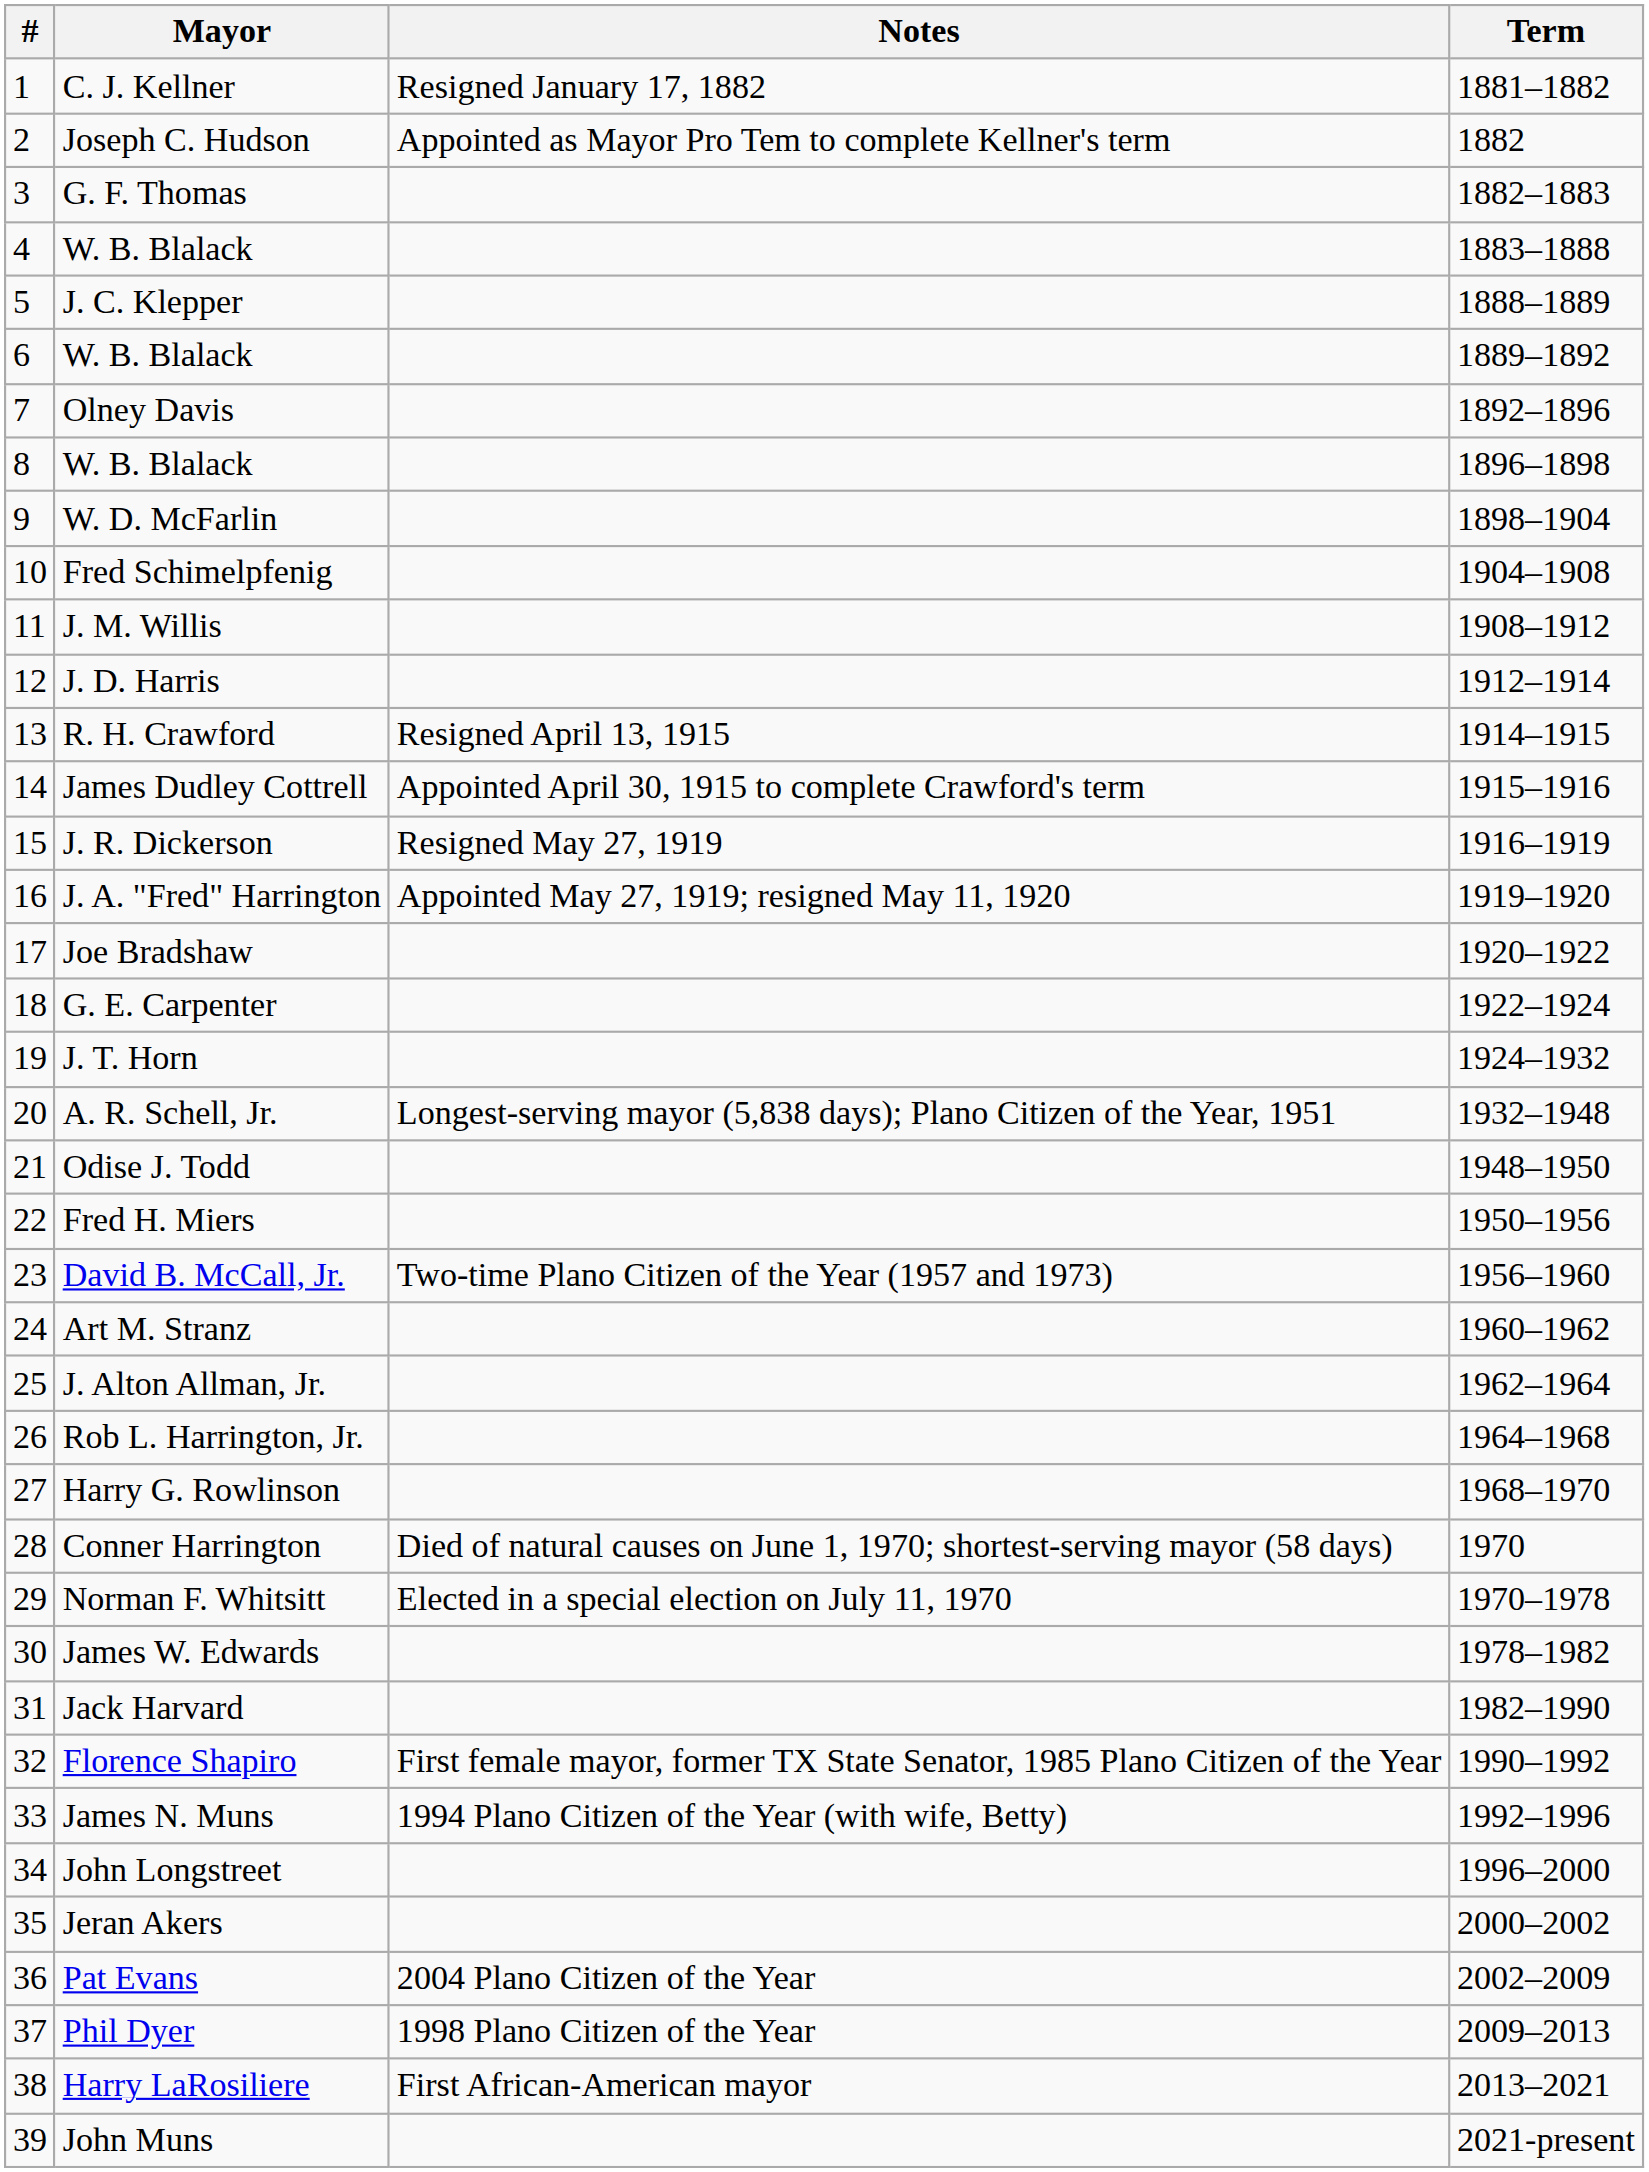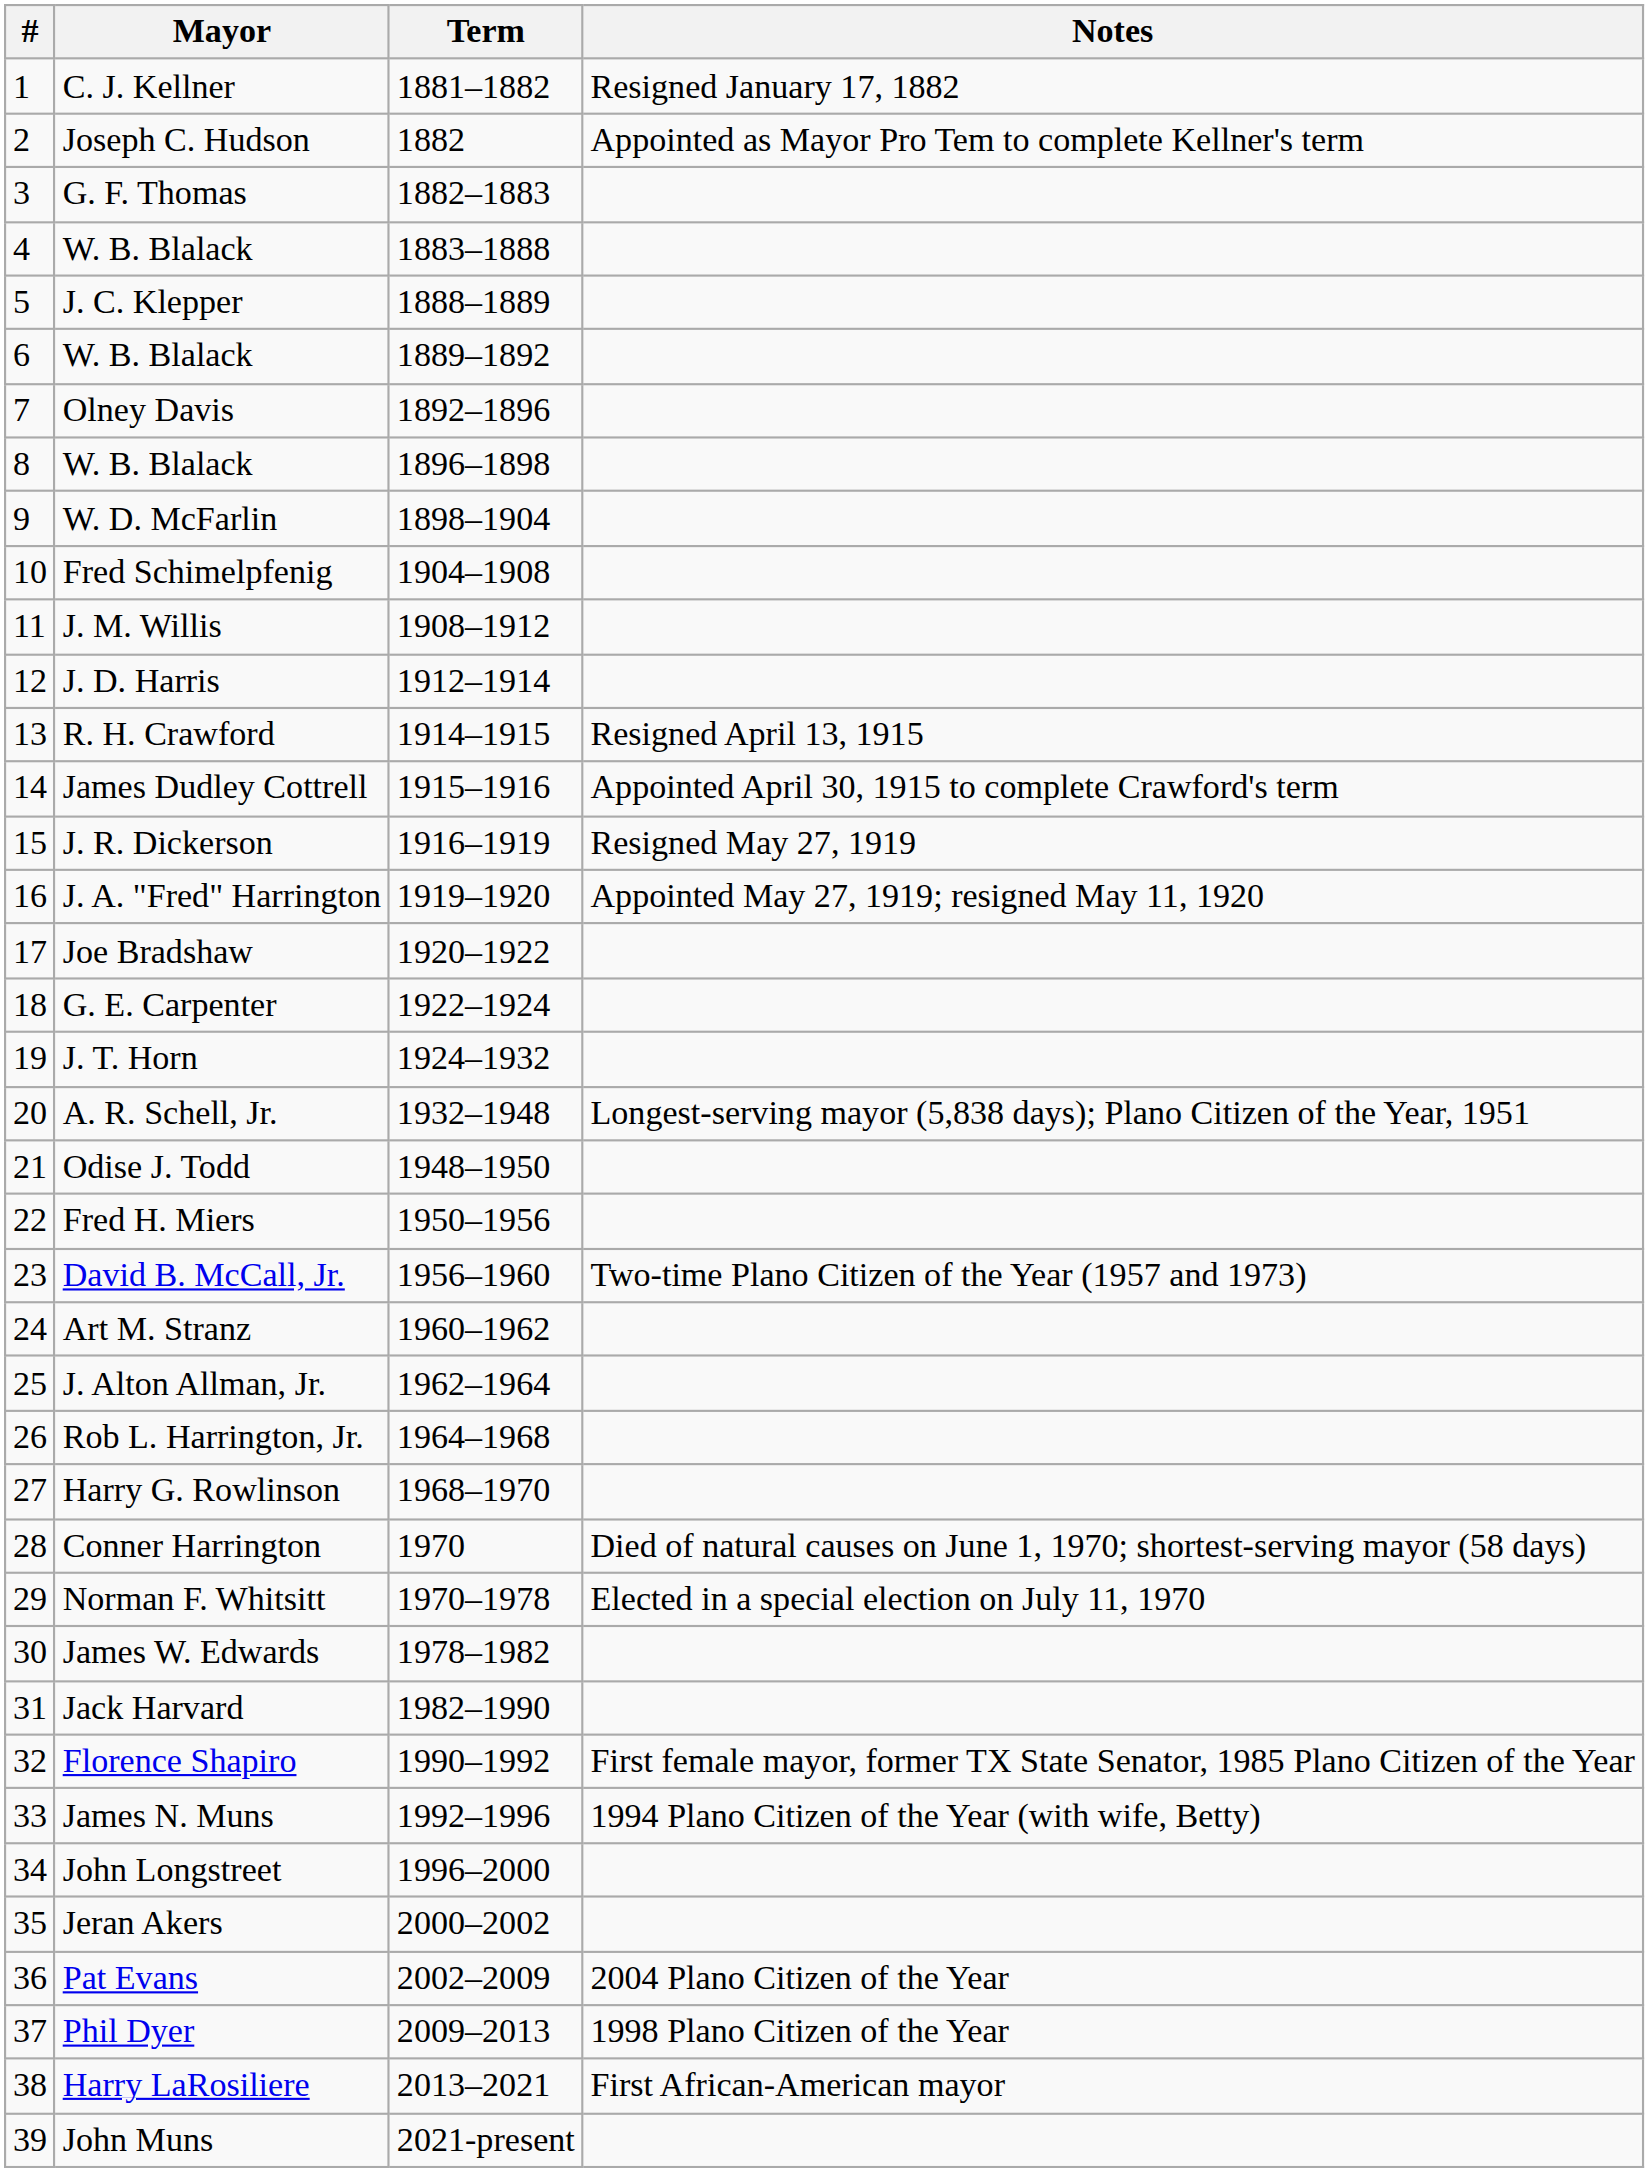columns swapped: (1546, 31) <-> (919, 31)
